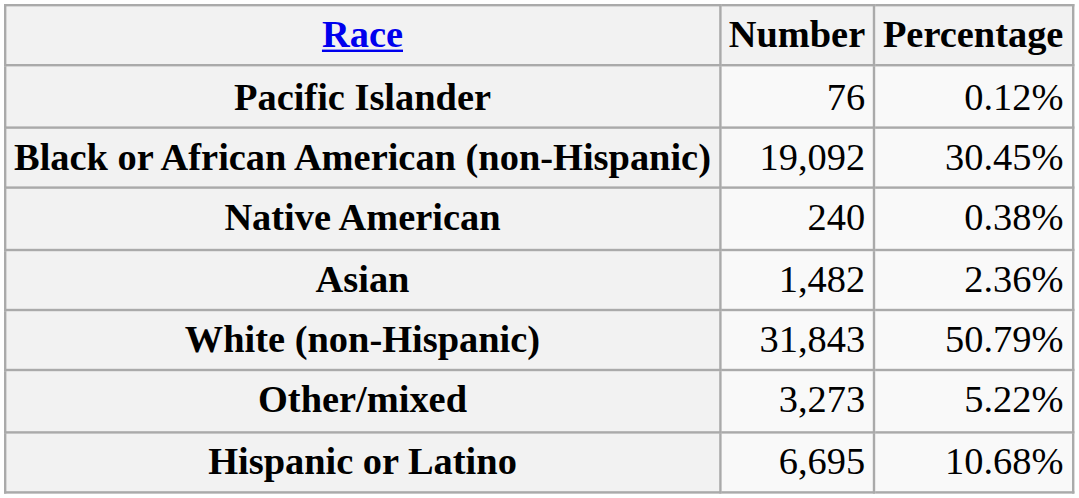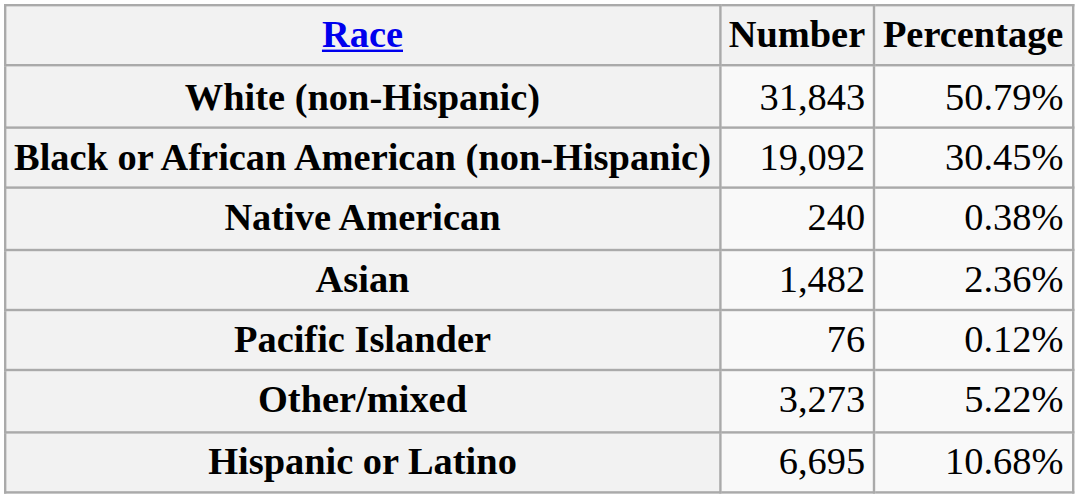rows swapped: (362, 339) <-> (363, 95)
